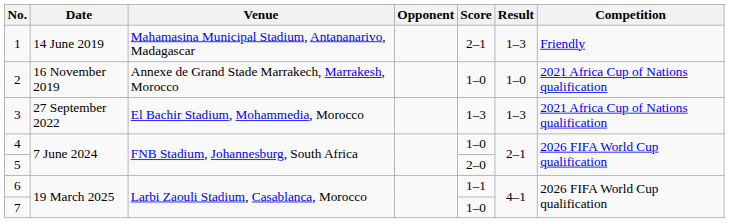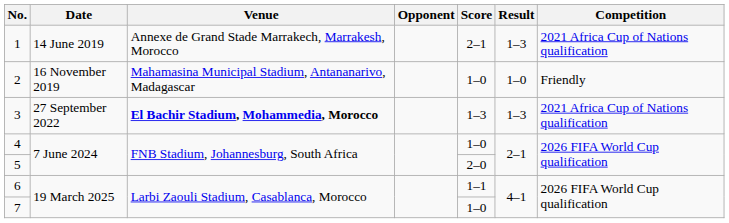(258, 43) Mahamasina Municipal Stadium, Antananarivo, Madagascar -> (258, 43) Annexe de Grand Stade Marrakech, Marrakesh, Morocco
(563, 43) Friendly -> (614, 43) 2021 Africa Cup of Nations qualification
(258, 79) Annexe de Grand Stade Marrakech, Marrakesh, Morocco -> (258, 79) Mahamasina Municipal Stadium, Antananarivo, Madagascar
(614, 79) 2021 Africa Cup of Nations qualification -> (563, 79) Friendly
(247, 115) normal -> (254, 115) bold
